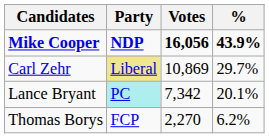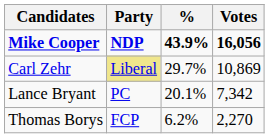columns swapped: (187, 17) <-> (239, 17)
(120, 94) paleturquoise background -> (120, 94) no background
